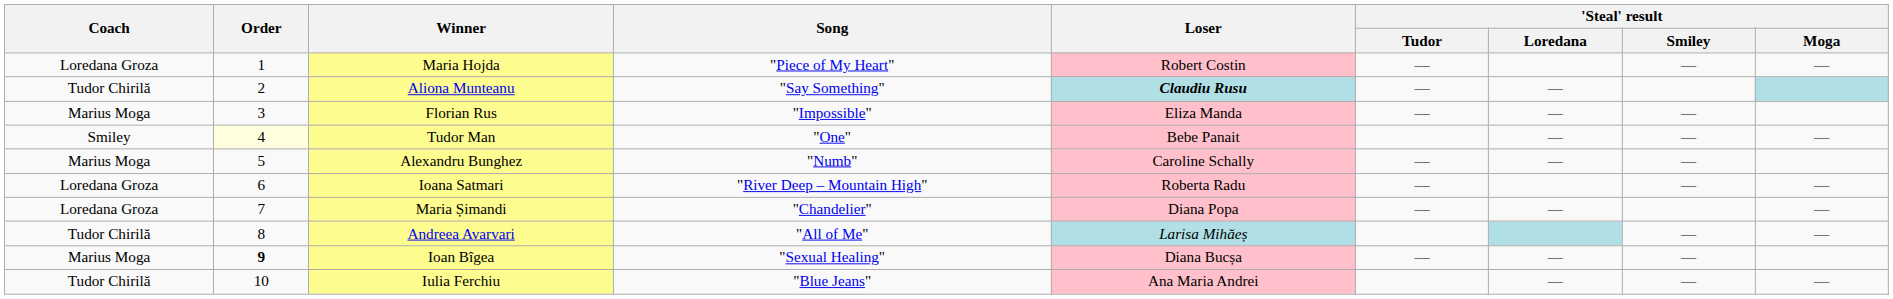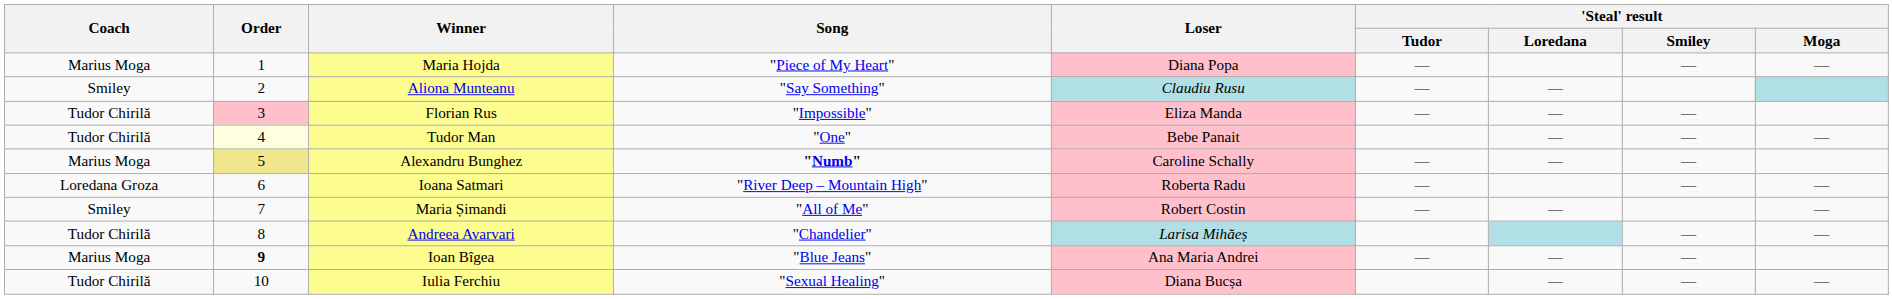(109, 64) Loredana Groza -> (109, 64) Marius Moga
(1203, 64) Robert Costin -> (1203, 64) Diana Popa
(109, 88) Tudor Chirilă -> (109, 88) Smiley
(1203, 88) bold -> (1203, 88) normal
(109, 112) Marius Moga -> (109, 112) Tudor Chirilă
(261, 112) no background -> (261, 112) pink background
(109, 137) Smiley -> (109, 137) Tudor Chirilă
(261, 161) no background -> (261, 161) khaki background
(832, 161) normal -> (832, 161) bold
(109, 209) Loredana Groza -> (109, 209) Smiley
(832, 209) "Chandelier" -> (832, 209) "All of Me"
(1203, 209) Diana Popa -> (1203, 209) Robert Costin
(832, 233) "All of Me" -> (832, 233) "Chandelier"
(832, 257) "Sexual Healing" -> (832, 257) "Blue Jeans"
(1203, 257) Diana Bucșa -> (1203, 257) Ana Maria Andrei
(832, 281) "Blue Jeans" -> (832, 281) "Sexual Healing"
(1203, 281) Ana Maria Andrei -> (1203, 281) Diana Bucșa
